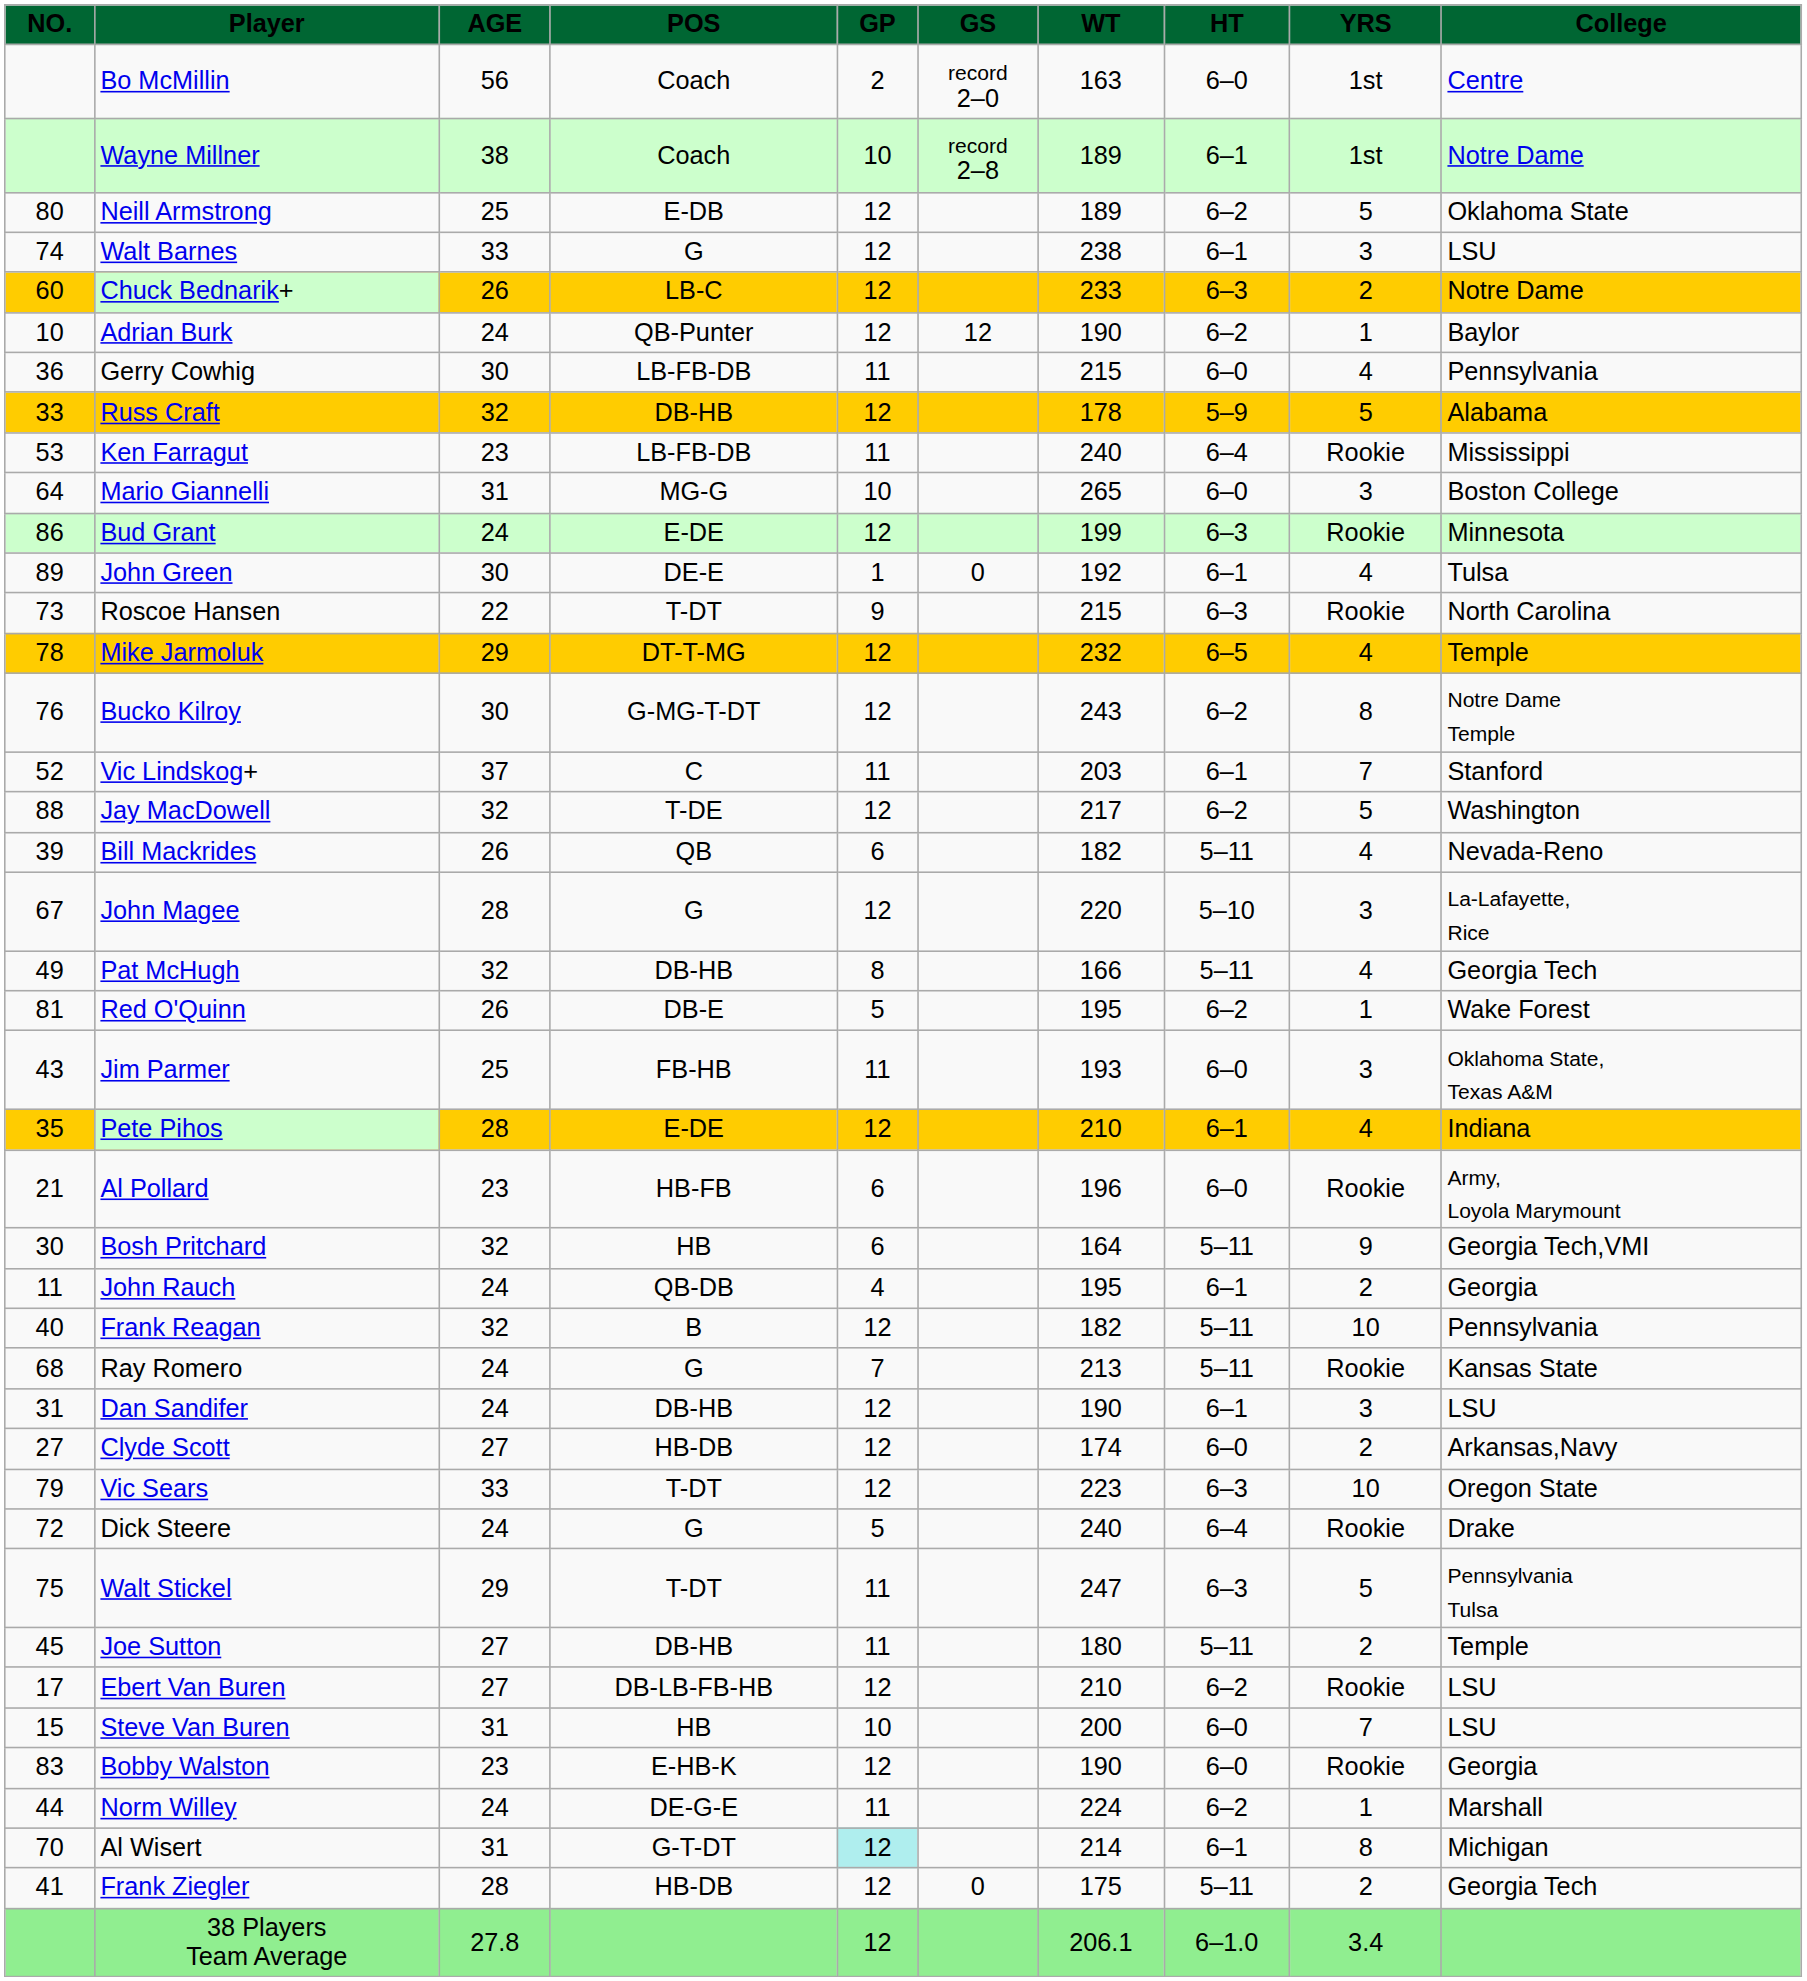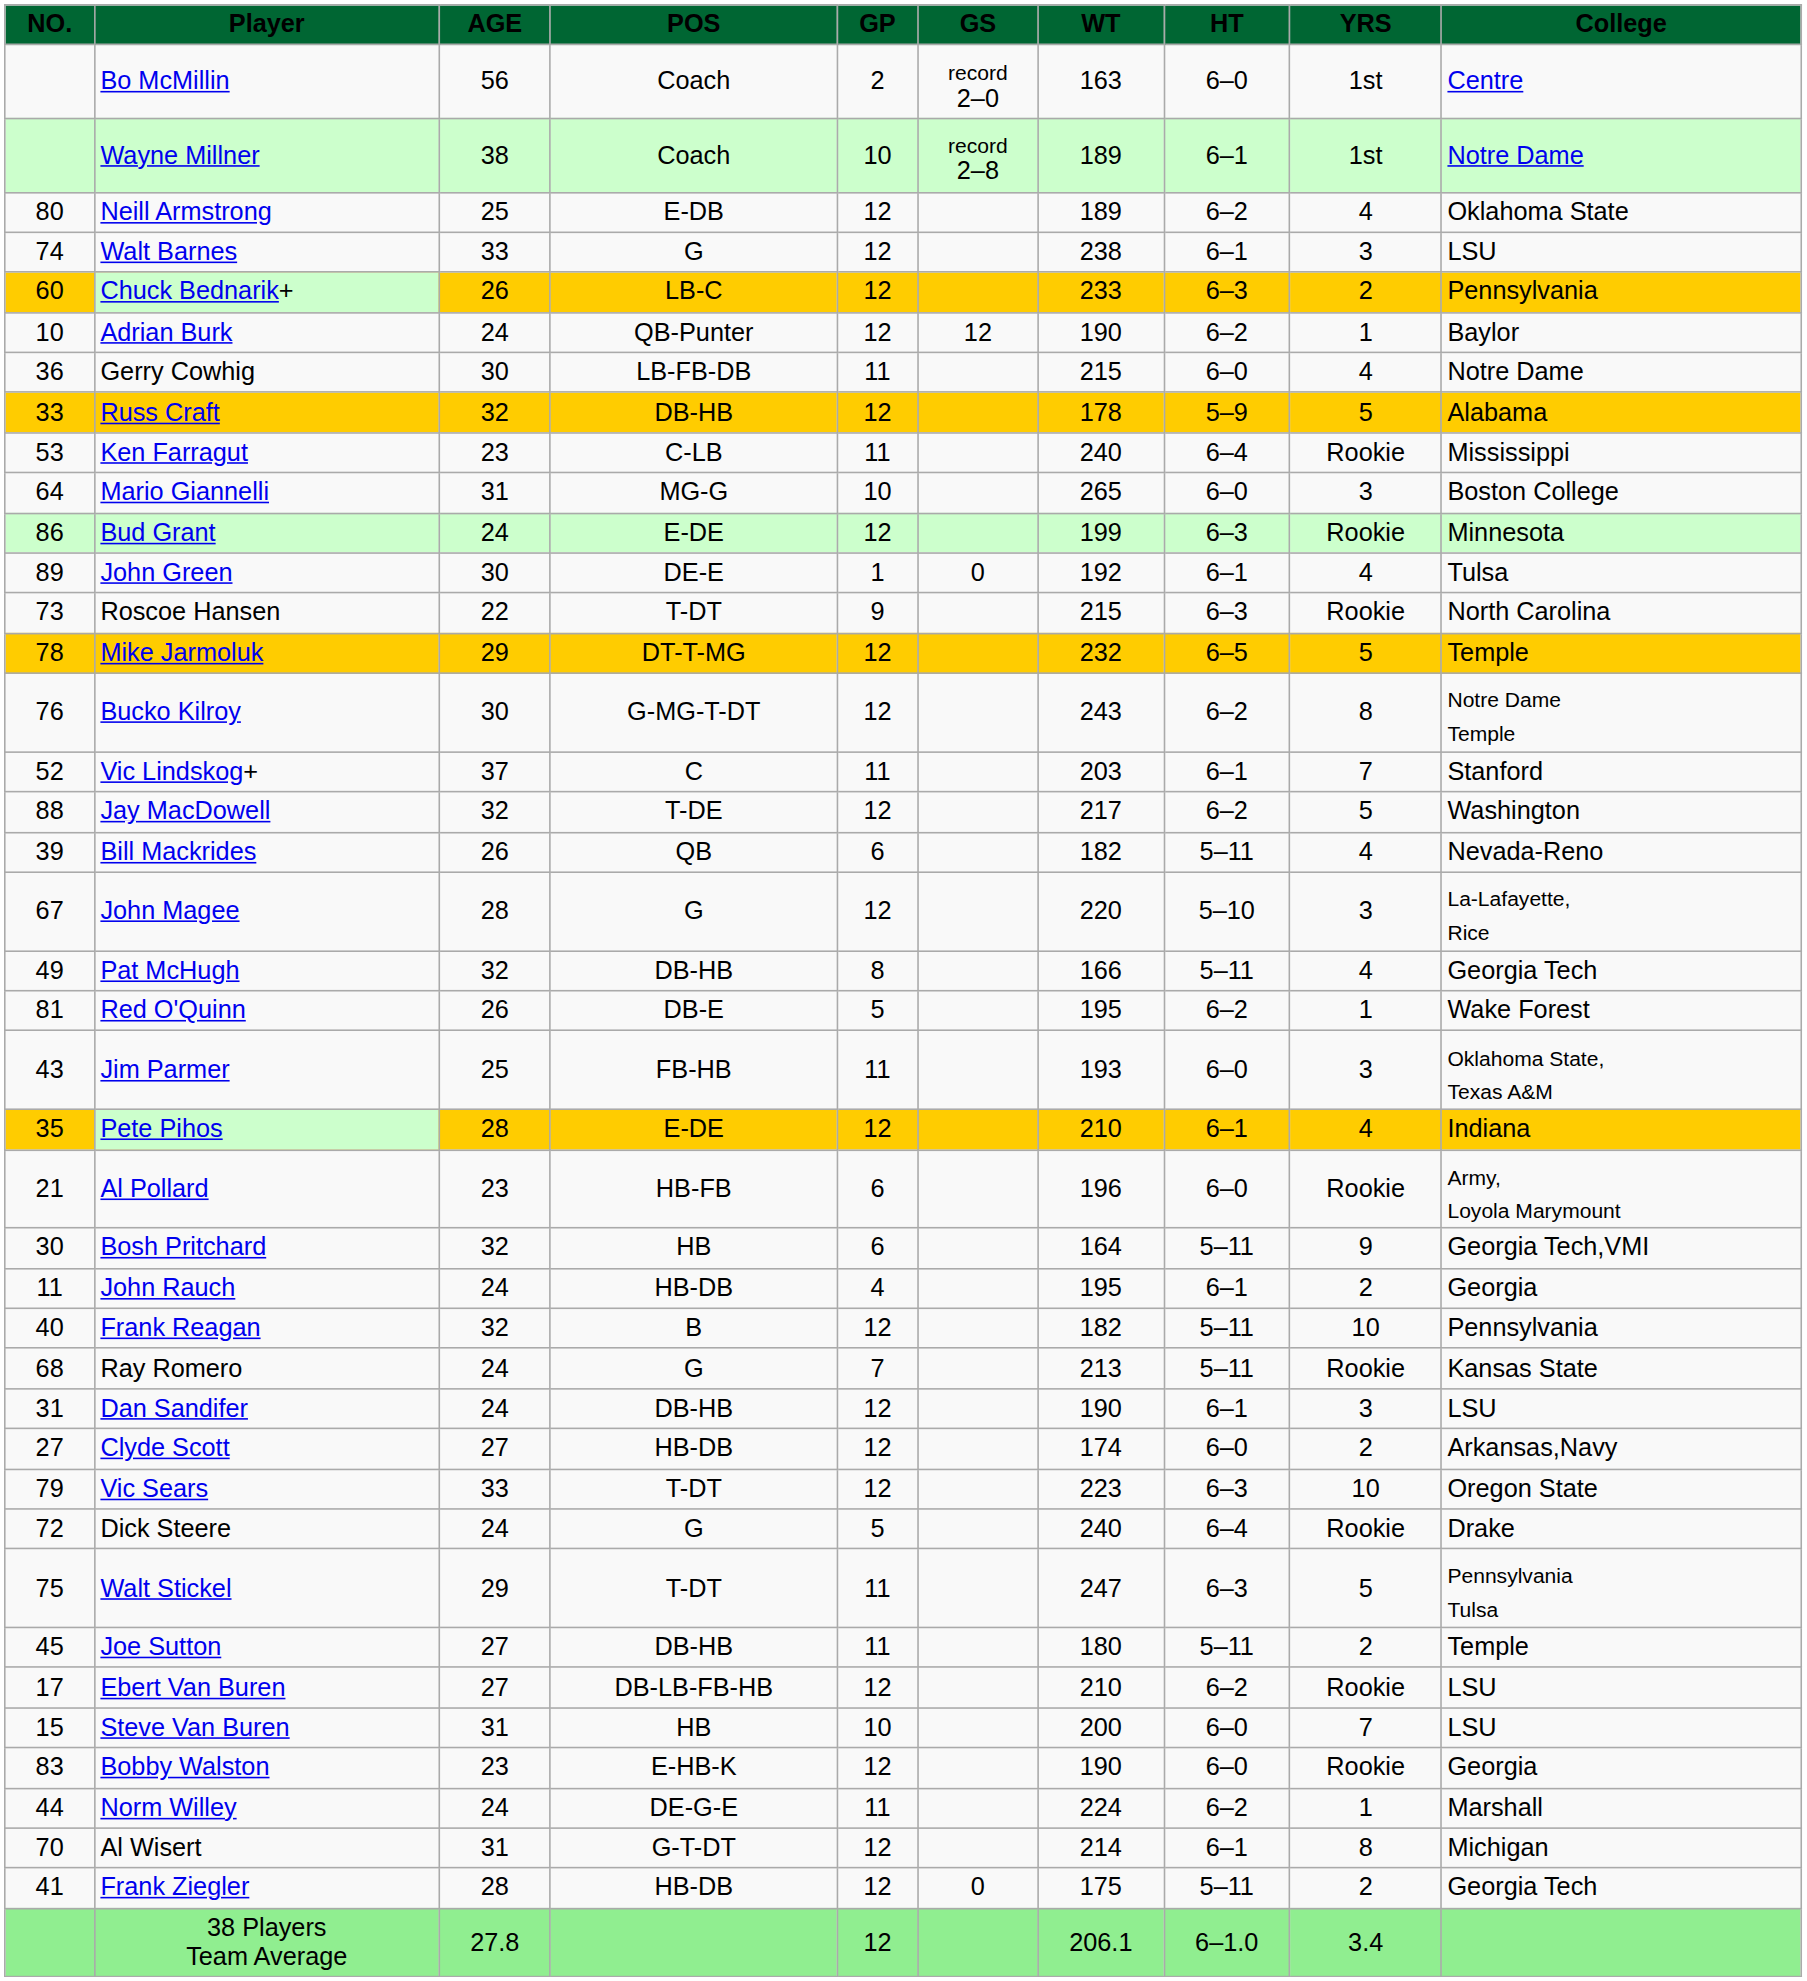(1366, 211) 5 -> (1366, 211) 4
(1516, 291) Notre Dame -> (1523, 291) Pennsylvania
(1523, 372) Pennsylvania -> (1516, 372) Notre Dame
(694, 452) LB-FB-DB -> (694, 452) C-LB
(1366, 652) 4 -> (1366, 652) 5
(694, 1287) QB-DB -> (694, 1287) HB-DB
(877, 1847) paleturquoise background -> (877, 1847) no background
